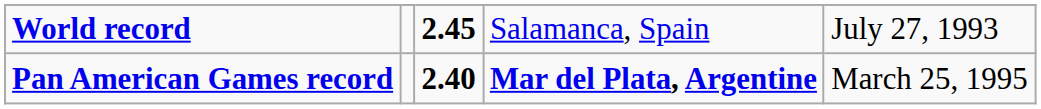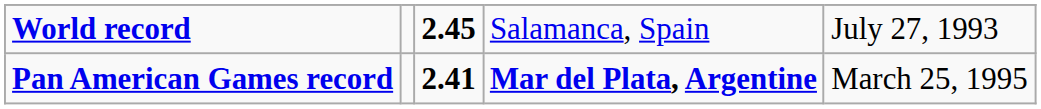(449, 77) 2.40 -> (449, 77) 2.41
